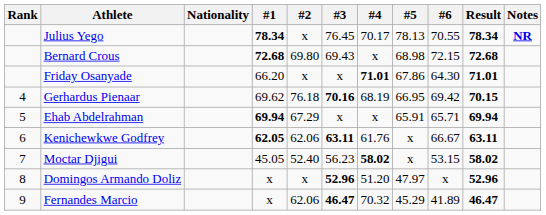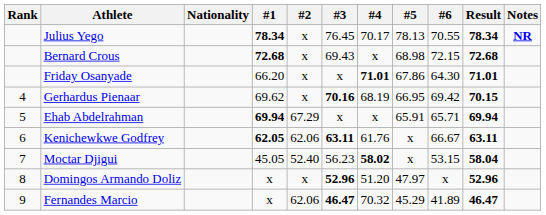(305, 55) 69.80 -> (305, 55) x
(305, 96) 76.18 -> (305, 96) x
(483, 158) 58.02 -> (483, 158) 58.04
